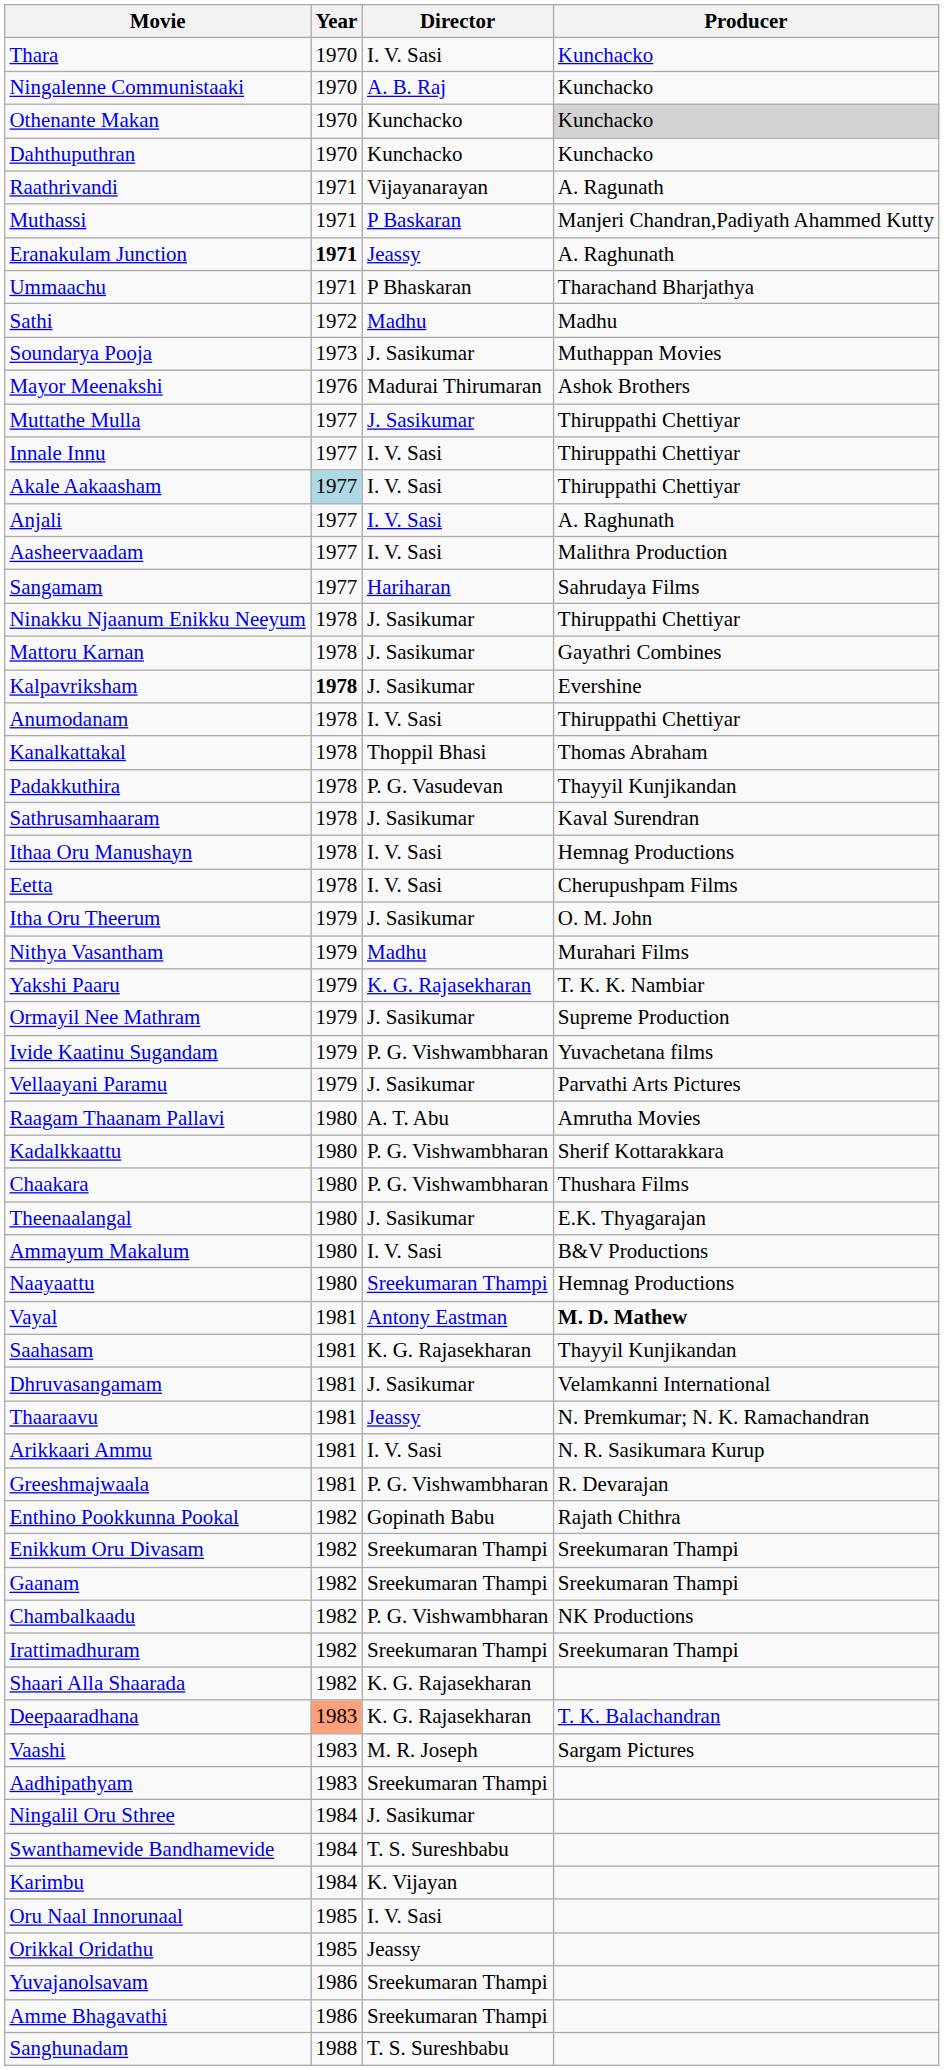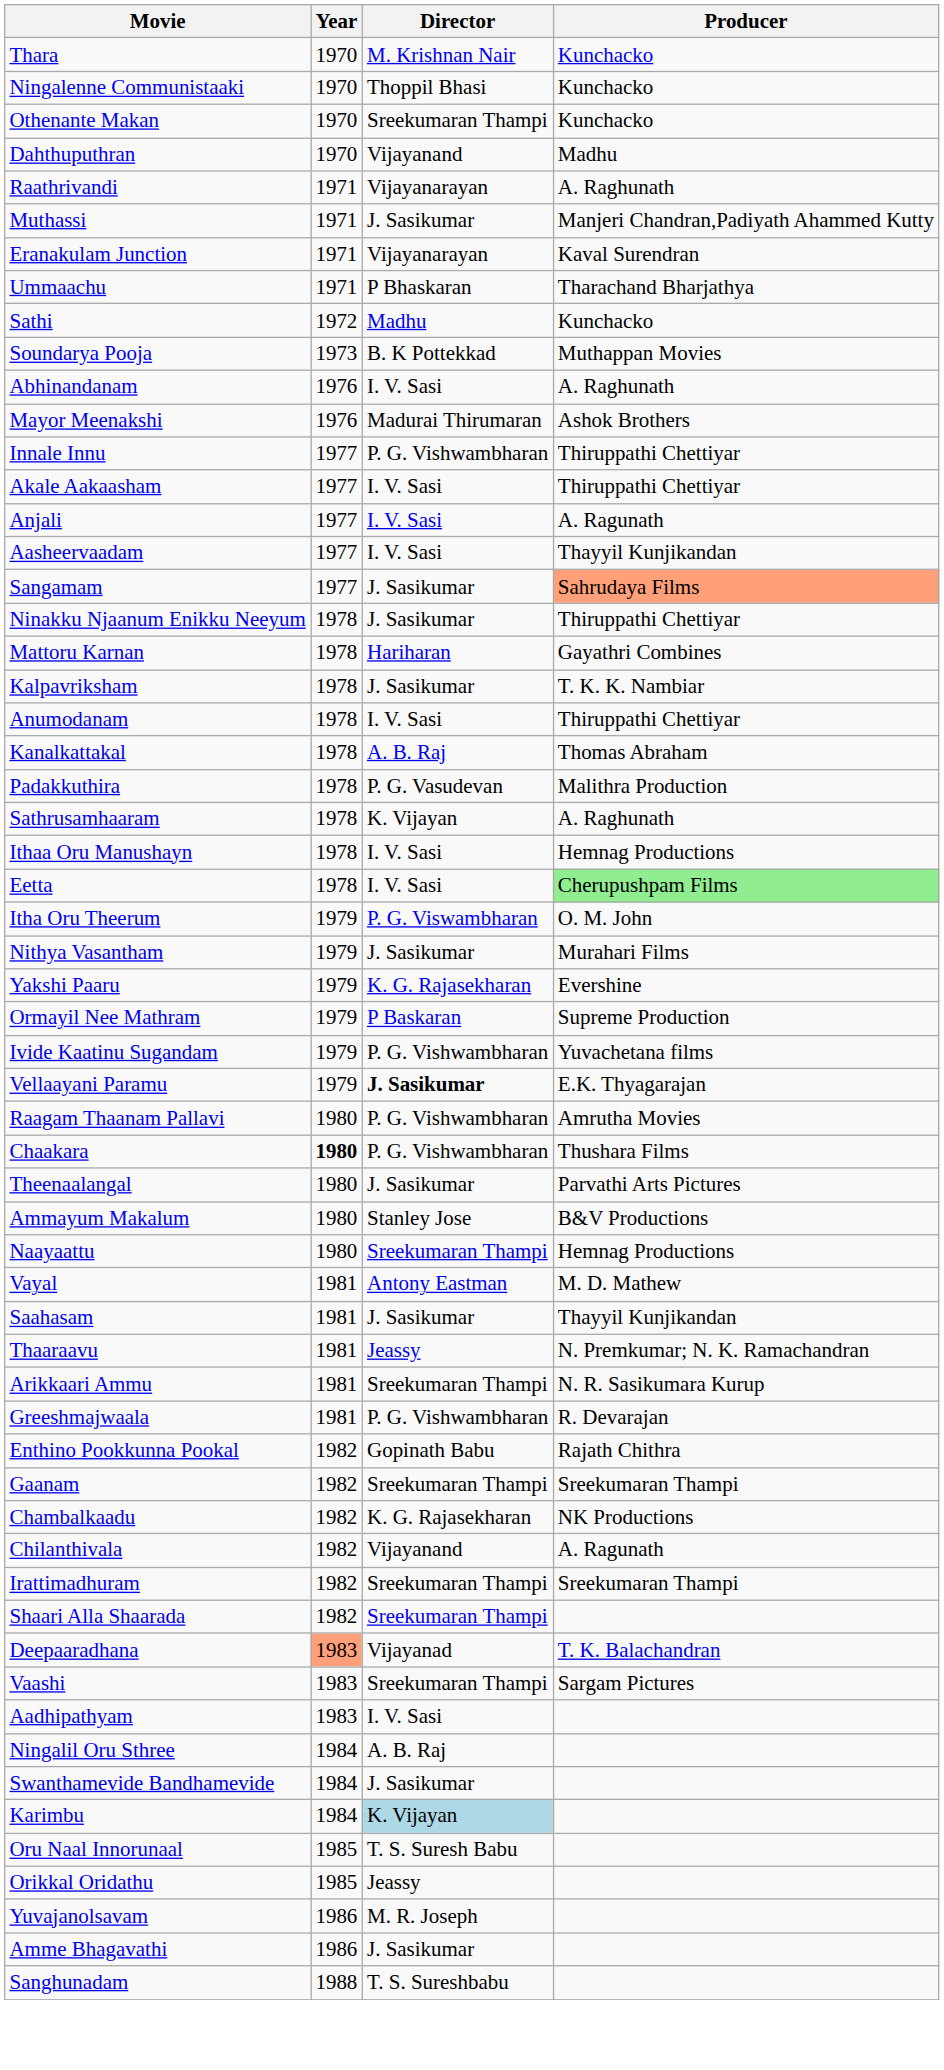(404, 54) I. V. Sasi -> (441, 54) M. Krishnan Nair
(407, 87) A. B. Raj -> (427, 87) Thoppil Bhasi
(415, 120) Kunchacko -> (457, 120) Sreekumaran Thampi
(606, 120) lightgrey background -> (606, 120) no background
(415, 154) Kunchacko -> (415, 154) Vijayanand
(606, 154) Kunchacko -> (588, 154) Madhu
(611, 187) A. Ragunath -> (616, 187) A. Raghunath
(414, 220) P Baskaran -> (421, 220) J. Sasikumar
(336, 253) bold -> (336, 253) normal
(394, 253) Jeassy -> (427, 253) Vijayanarayan
(616, 253) A. Raghunath -> (629, 253) Kaval Surendran
(588, 320) Madhu -> (606, 320) Kunchacko
(421, 353) J. Sasikumar -> (431, 353) B. K Pottekkad
+ row: (74, 386)
- row: (75, 420)
(404, 453) I. V. Sasi -> (458, 453) P. G. Vishwambharan
(336, 486) lightblue background -> (336, 486) no background
(616, 519) A. Raghunath -> (611, 519) A. Ragunath
(643, 552) Malithra Production -> (647, 552) Thayyil Kunjikandan
(409, 586) Hariharan -> (421, 586) J. Sasikumar
(629, 586) no background -> (629, 586) lightsalmon background
(421, 652) J. Sasikumar -> (409, 652) Hariharan
(336, 685) bold -> (336, 685) normal
(600, 685) Evershine -> (631, 685) T. K. K. Nambiar
(427, 752) Thoppil Bhasi -> (407, 752) A. B. Raj
(647, 785) Thayyil Kunjikandan -> (643, 785) Malithra Production
(421, 818) J. Sasikumar -> (412, 818) K. Vijayan
(629, 818) Kaval Surendran -> (616, 818) A. Raghunath
(648, 885) no background -> (648, 885) lightgreen background
(421, 918) J. Sasikumar -> (452, 918) P. G. Viswambharan
(397, 951) Madhu -> (421, 951) J. Sasikumar
(631, 985) T. K. K. Nambiar -> (600, 985) Evershine
(421, 1018) J. Sasikumar -> (414, 1018) P Baskaran
(421, 1084) normal -> (426, 1084) bold
(649, 1084) Parvathi Arts Pictures -> (632, 1084) E.K. Thyagarajan
(408, 1118) A. T. Abu -> (458, 1118) P. G. Vishwambharan
- row: (65, 1151)
(336, 1184) normal -> (336, 1151) bold
(632, 1217) E.K. Thyagarajan -> (649, 1184) Parvathi Arts Pictures
(404, 1251) I. V. Sasi -> (419, 1217) Stanley Jose
(622, 1317) bold -> (620, 1284) normal
(449, 1350) K. G. Rajasekharan -> (421, 1317) J. Sasikumar
- row: (86, 1384)
(404, 1450) I. V. Sasi -> (457, 1384) Sreekumaran Thampi
- row: (107, 1550)
(458, 1616) P. G. Vishwambharan -> (449, 1516) K. G. Rajasekharan
+ row: (66, 1550)
(449, 1683) K. G. Rajasekharan -> (457, 1616) Sreekumaran Thampi
(449, 1716) K. G. Rajasekharan -> (409, 1649) Vijayanad
(422, 1749) M. R. Joseph -> (457, 1683) Sreekumaran Thampi
(457, 1782) Sreekumaran Thampi -> (404, 1716) I. V. Sasi
(421, 1816) J. Sasikumar -> (407, 1749) A. B. Raj
(438, 1849) T. S. Sureshbabu -> (421, 1782) J. Sasikumar
(412, 1882) no background -> (412, 1816) lightblue background
(404, 1915) I. V. Sasi -> (442, 1849) T. S. Suresh Babu
(457, 1982) Sreekumaran Thampi -> (422, 1915) M. R. Joseph
(457, 2015) Sreekumaran Thampi -> (421, 1949) J. Sasikumar
